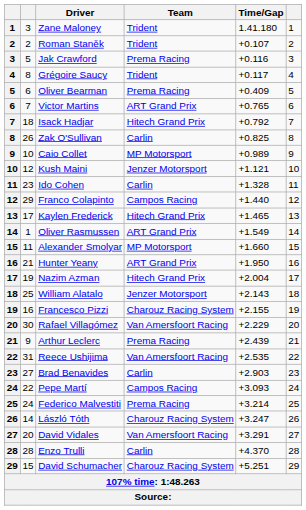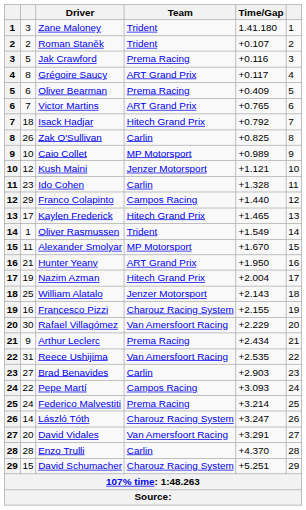(142, 74) Trident -> (162, 74) ART Grand Prix
(162, 231) ART Grand Prix -> (142, 231) Trident
(254, 247) +1.660 -> (254, 247) +1.670
(254, 340) +2.439 -> (254, 340) +2.434
